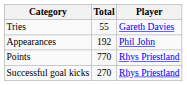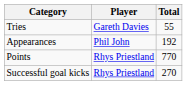columns swapped: (149, 12) <-> (104, 12)
